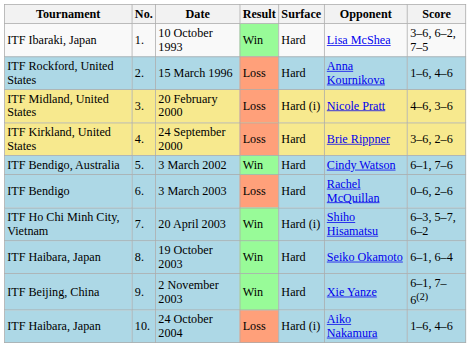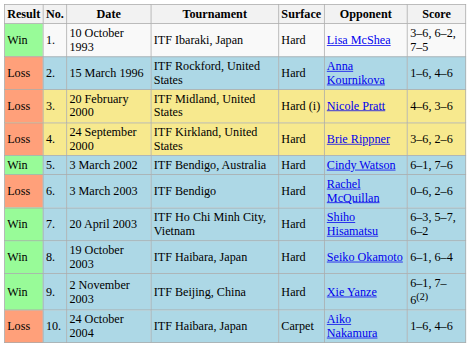columns swapped: (259, 14) <-> (68, 14)
(301, 224) Hard (i) -> (294, 224) Hard
(301, 326) Hard (i) -> (298, 326) Carpet
